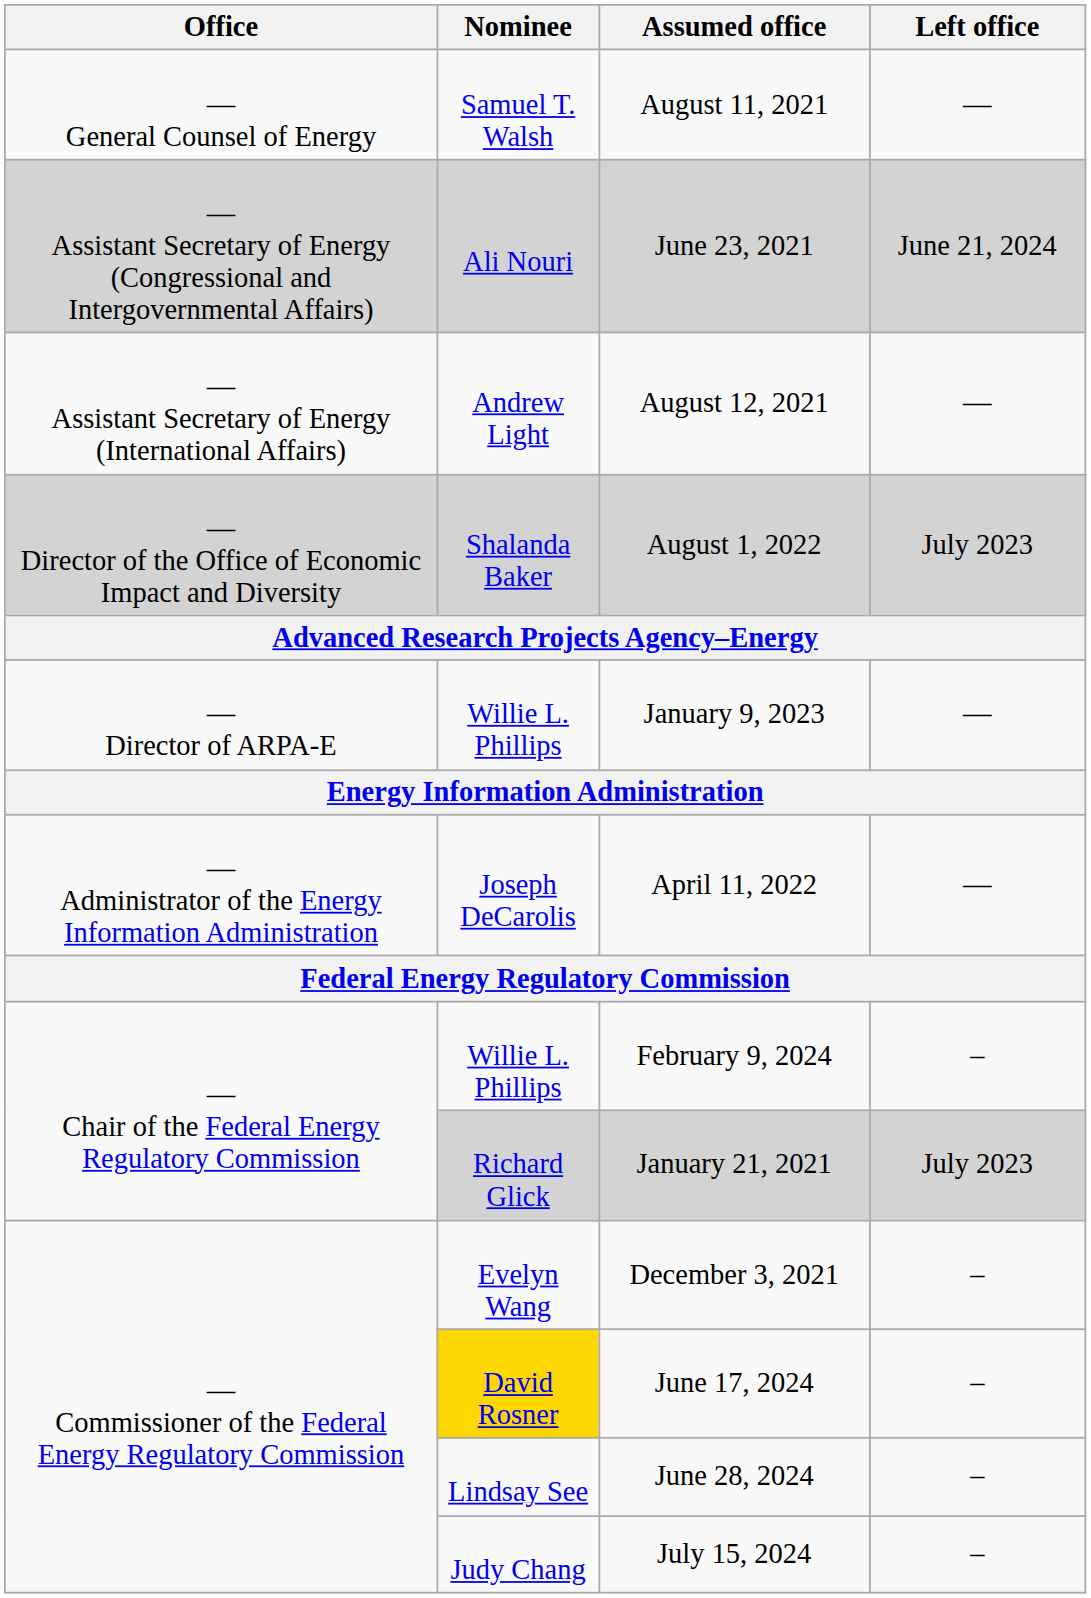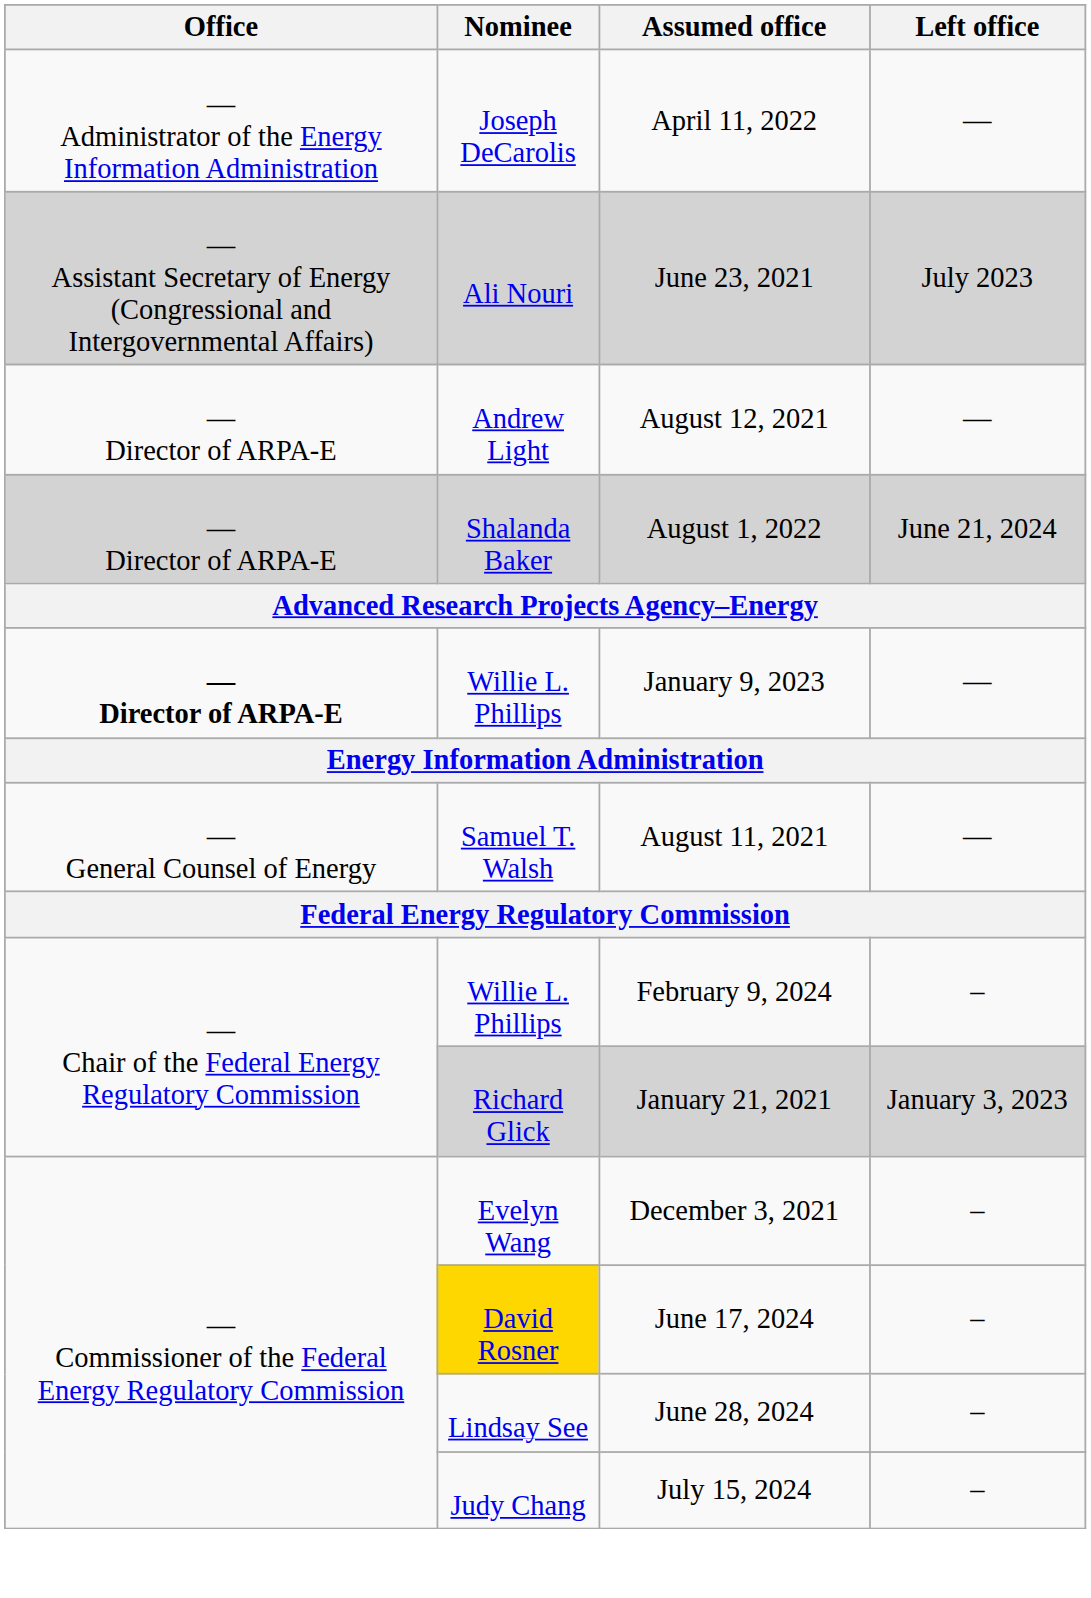rows swapped: (734, 104) <-> (734, 885)
(977, 245) June 21, 2024 -> (977, 277) July 2023
(221, 418) — Assistant Secretary of Energy (International Affairs) -> (221, 434) — Director of ARPA-E
(221, 560) — Director of the Office of Economic Impact and Diversity -> (221, 544) — Director of ARPA-E
(977, 544) July 2023 -> (977, 528) June 21, 2024
(221, 730) normal -> (221, 698) bold
(977, 1164) July 2023 -> (977, 1100) January 3, 2023
